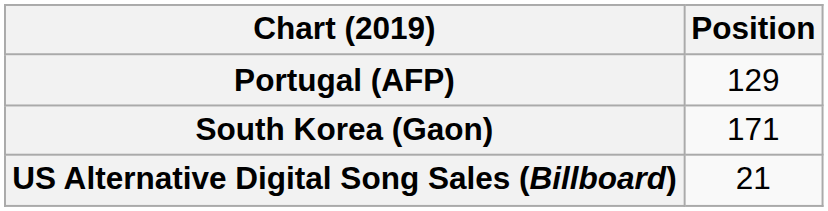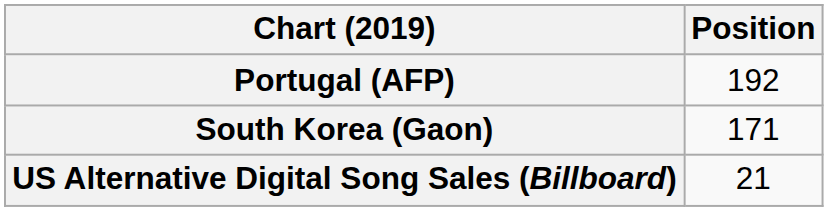(753, 79) 129 -> (753, 79) 192
